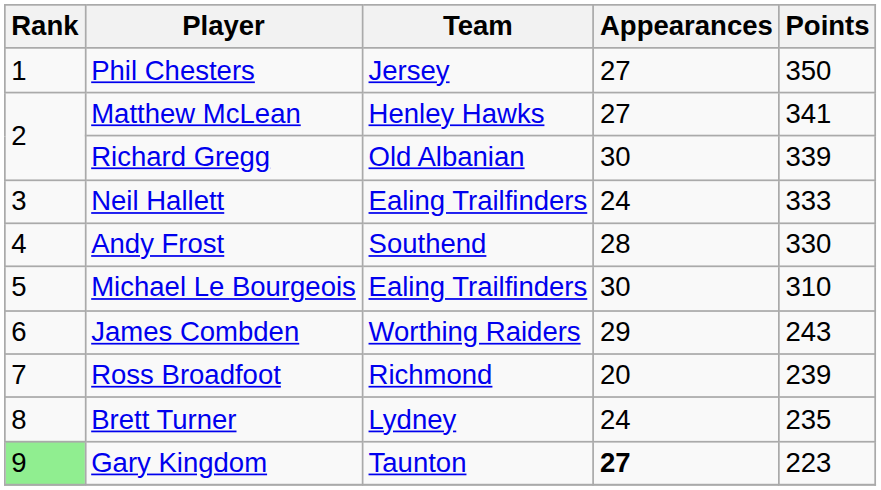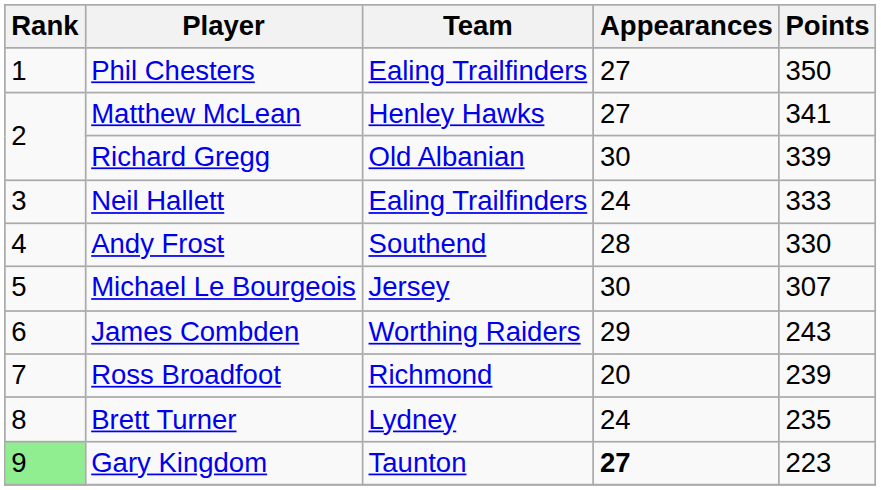(409, 69) Jersey -> (478, 69) Ealing Trailfinders
(478, 288) Ealing Trailfinders -> (409, 288) Jersey
(808, 288) 310 -> (808, 288) 307
